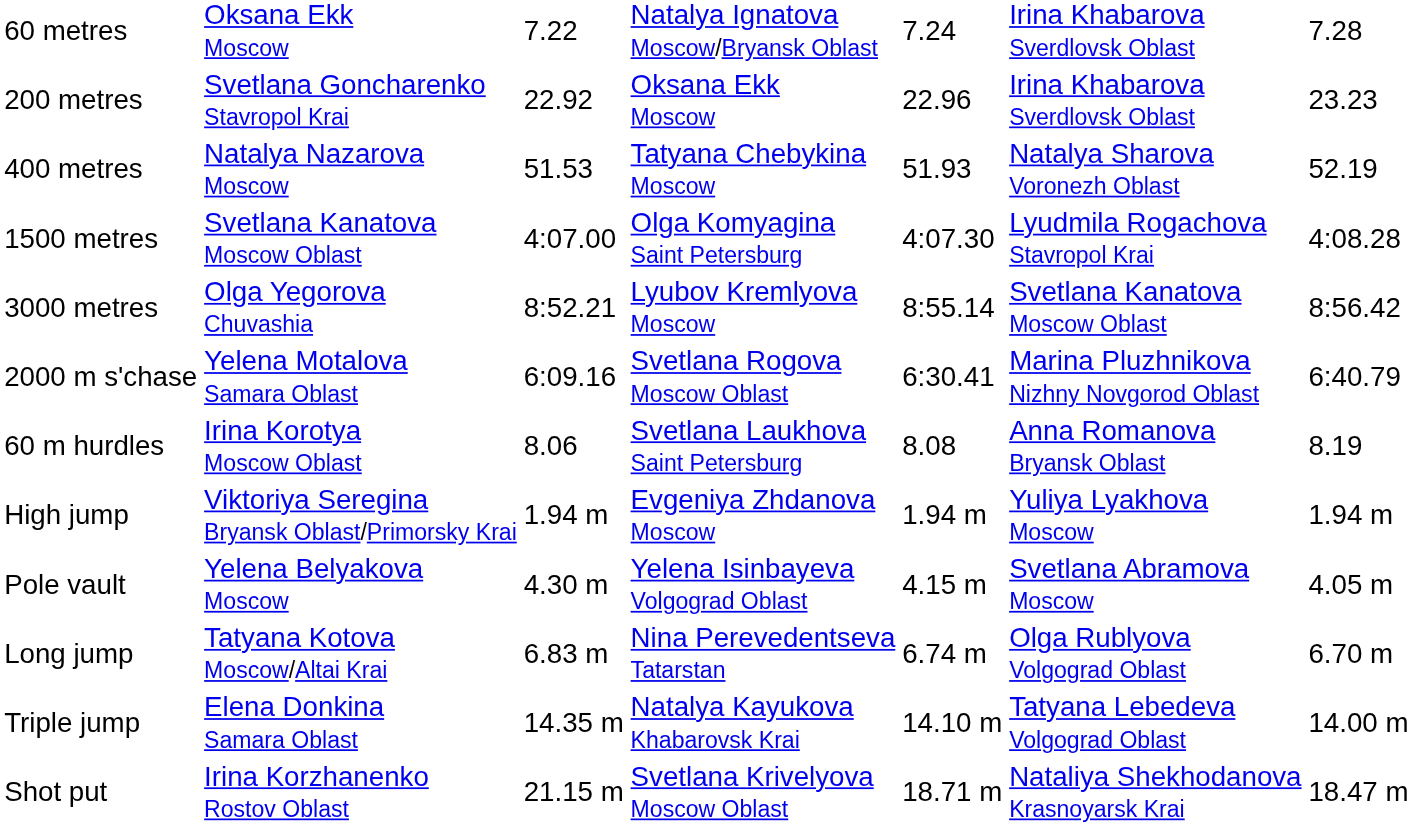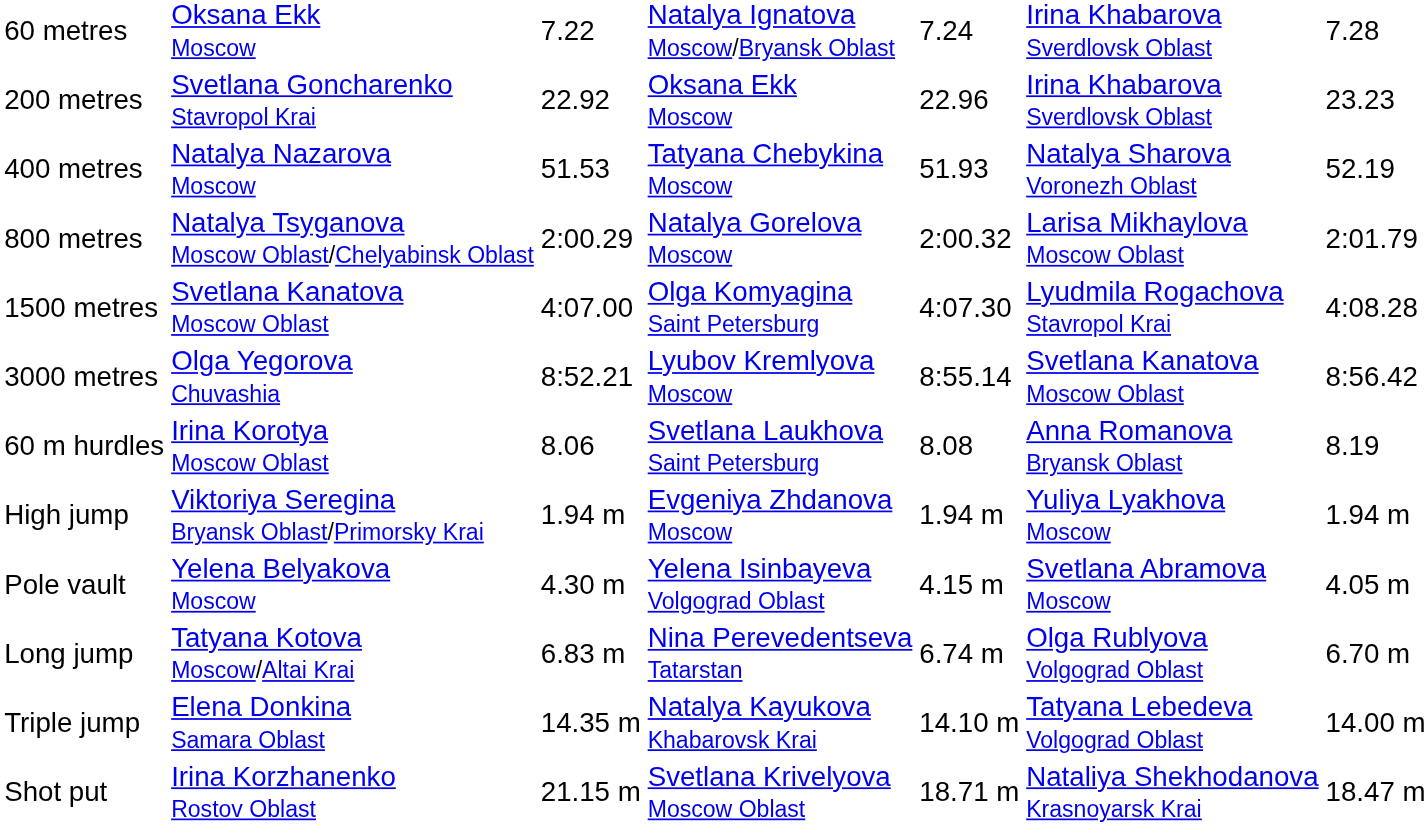+ row: (73, 238)
- row: (101, 376)
